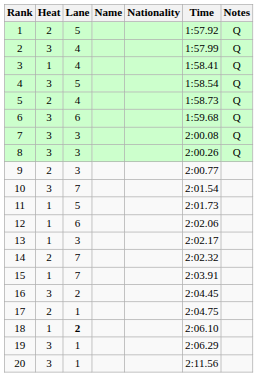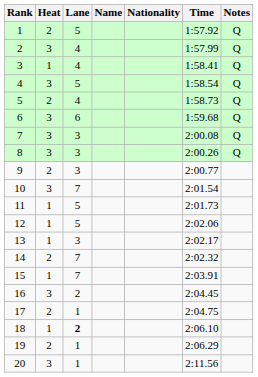(77, 223) 6 -> (77, 223) 5
(49, 345) 3 -> (49, 345) 2
